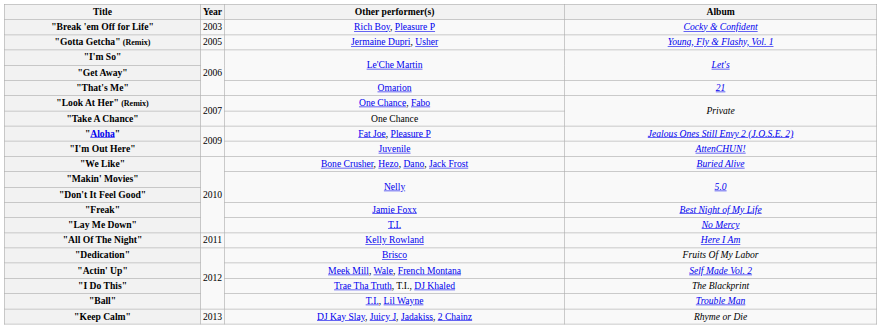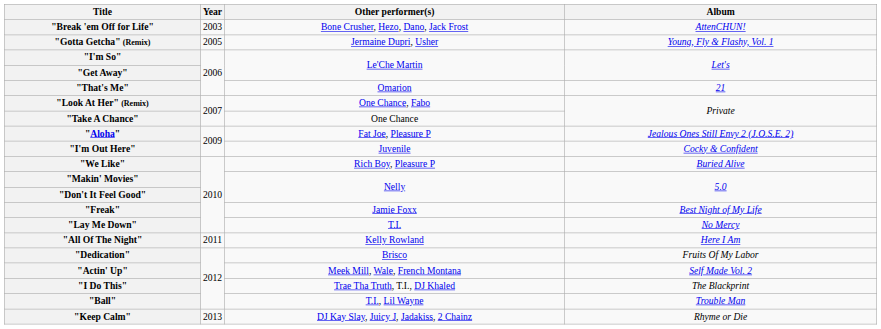(395, 27) Rich Boy, Pleasure P -> (395, 27) Bone Crusher, Hezo, Dano, Jack Frost
(721, 27) Cocky & Confident -> (721, 27) AttenCHUN!
(721, 149) AttenCHUN! -> (721, 149) Cocky & Confident
(395, 164) Bone Crusher, Hezo, Dano, Jack Frost -> (395, 164) Rich Boy, Pleasure P
